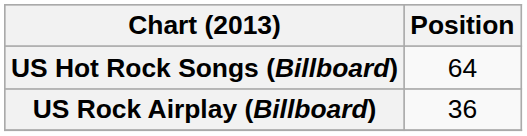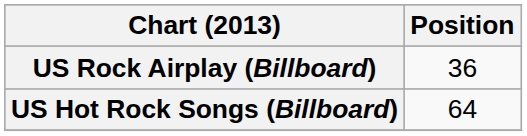rows swapped: (205, 67) <-> (205, 109)
